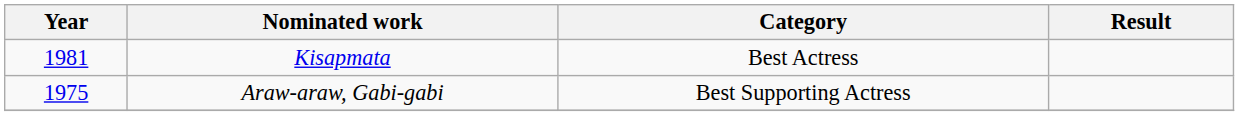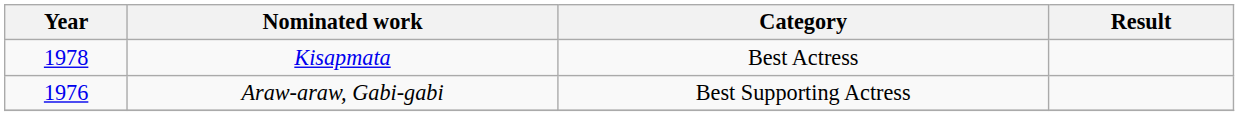(66, 57) 1981 -> (66, 57) 1978
(66, 92) 1975 -> (66, 92) 1976
